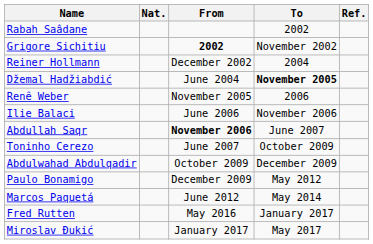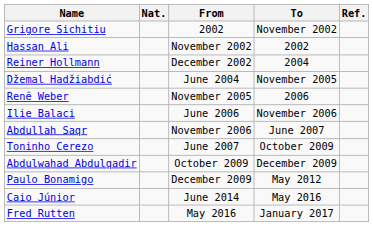- row: (47, 30)
(211, 46) bold -> (211, 30) normal
+ row: (38, 46)
(297, 80) bold -> (297, 80) normal
(211, 130) bold -> (211, 130) normal
- row: (50, 197)
+ row: (41, 197)
- row: (50, 230)
